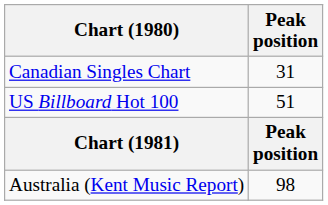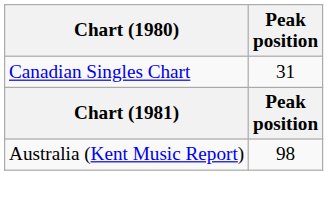- row: (94, 102)
